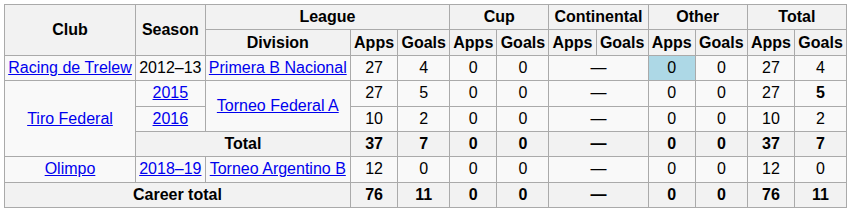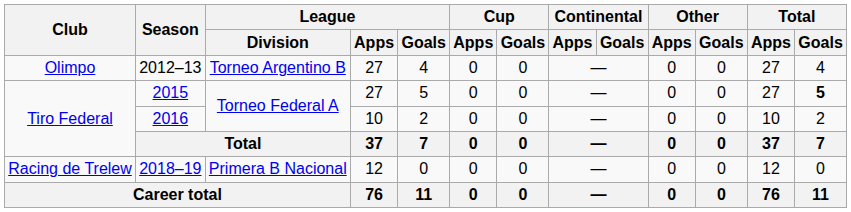(70, 67) Racing de Trelew -> (70, 67) Olimpo
(278, 67) Primera B Nacional -> (278, 67) Torneo Argentino B
(672, 67) lightblue background -> (672, 67) no background
(70, 169) Olimpo -> (70, 169) Racing de Trelew
(278, 169) Torneo Argentino B -> (278, 169) Primera B Nacional
